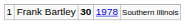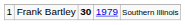(107, 12) 1978 -> (107, 12) 1979
